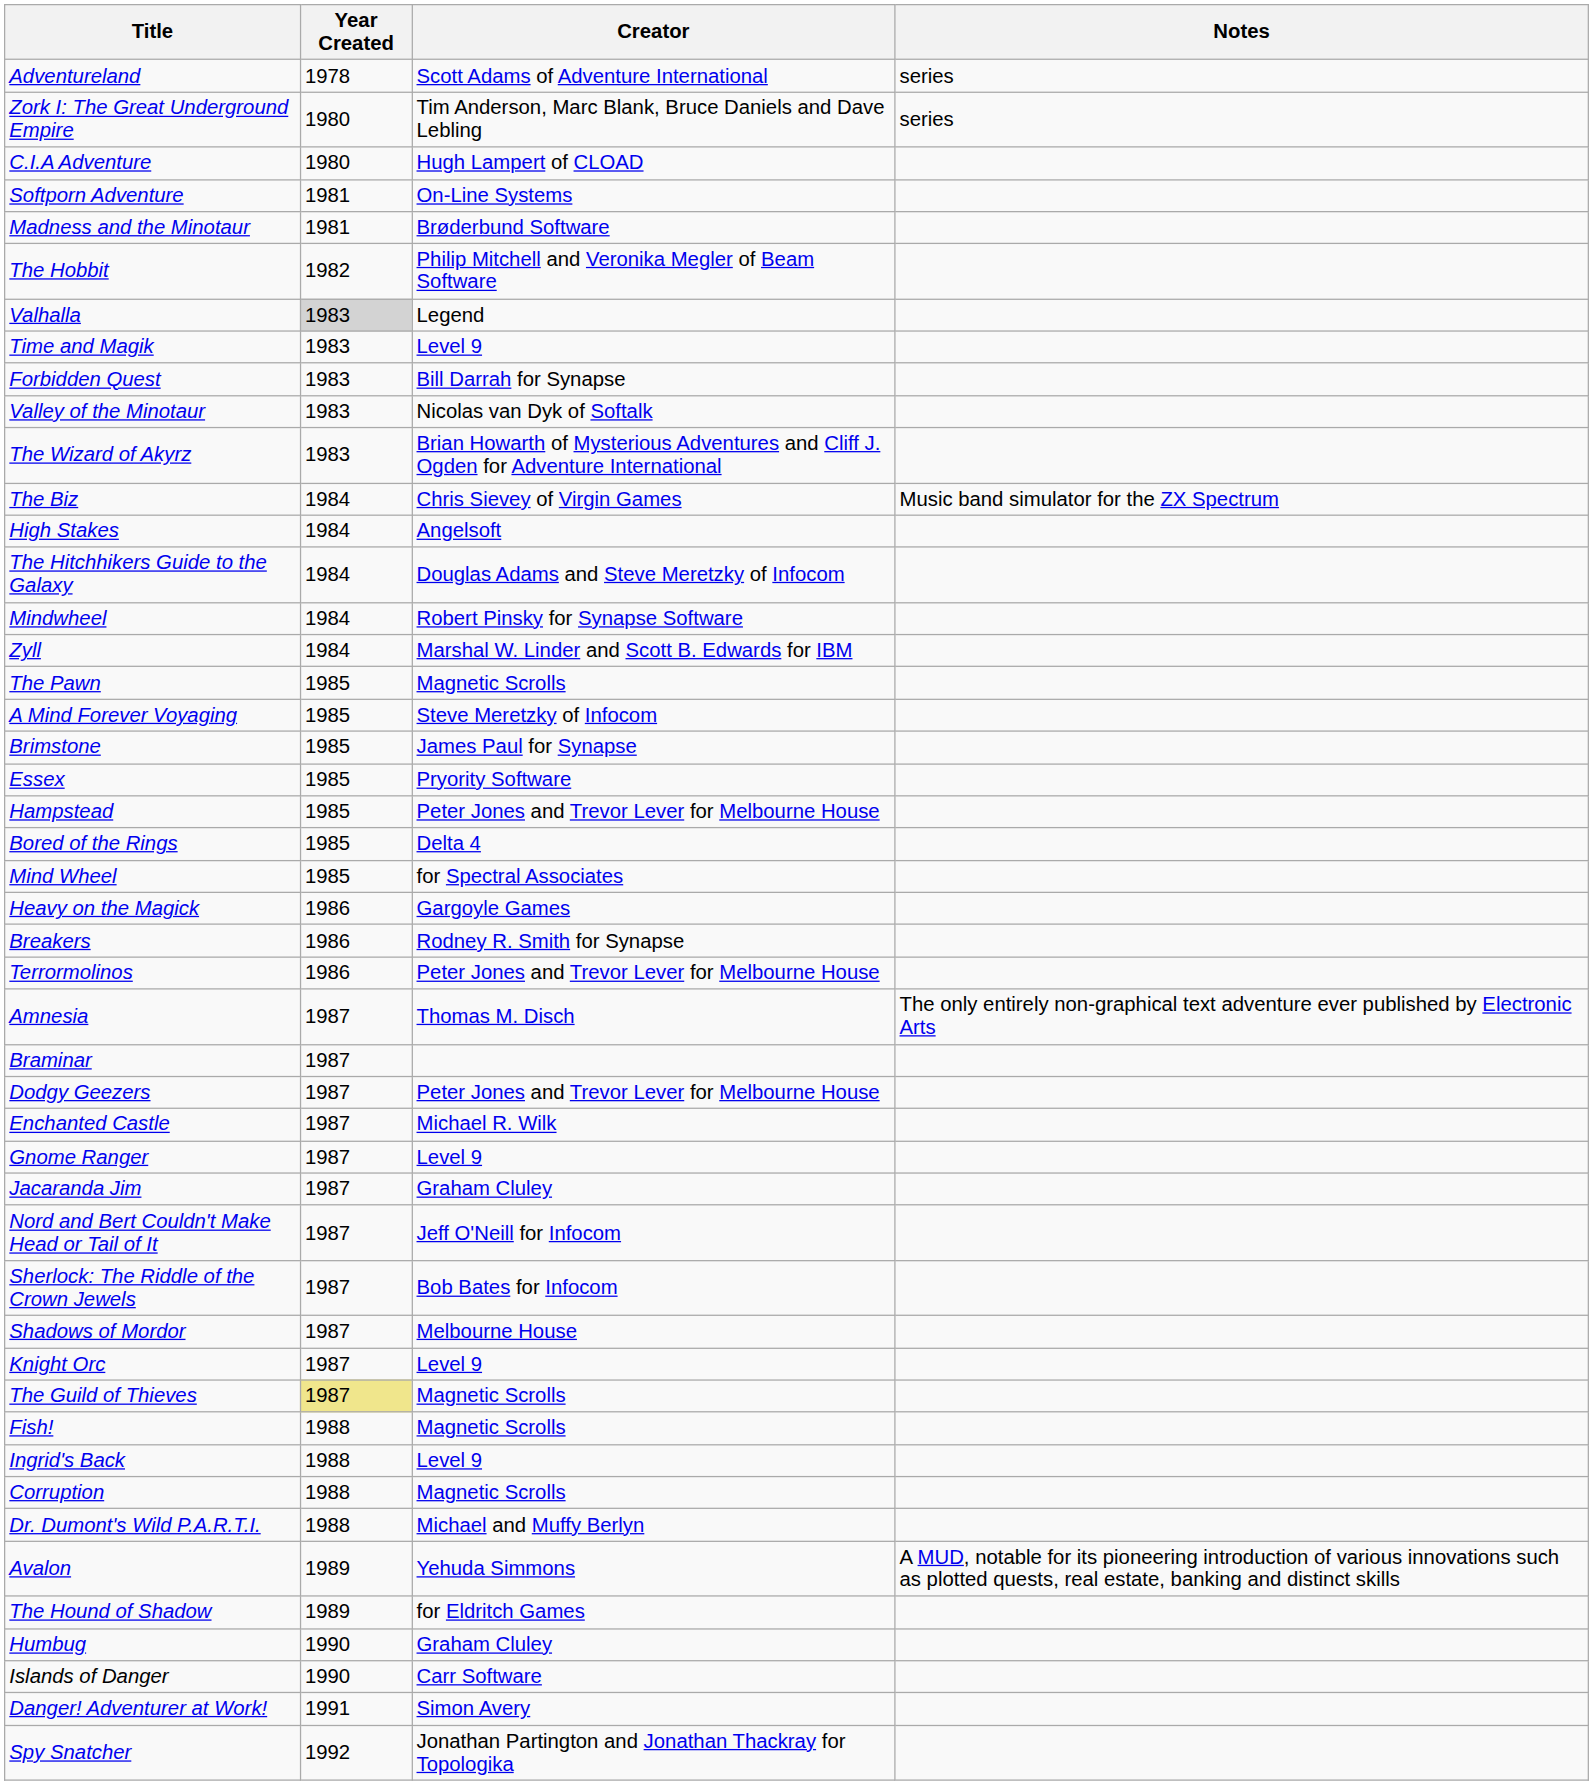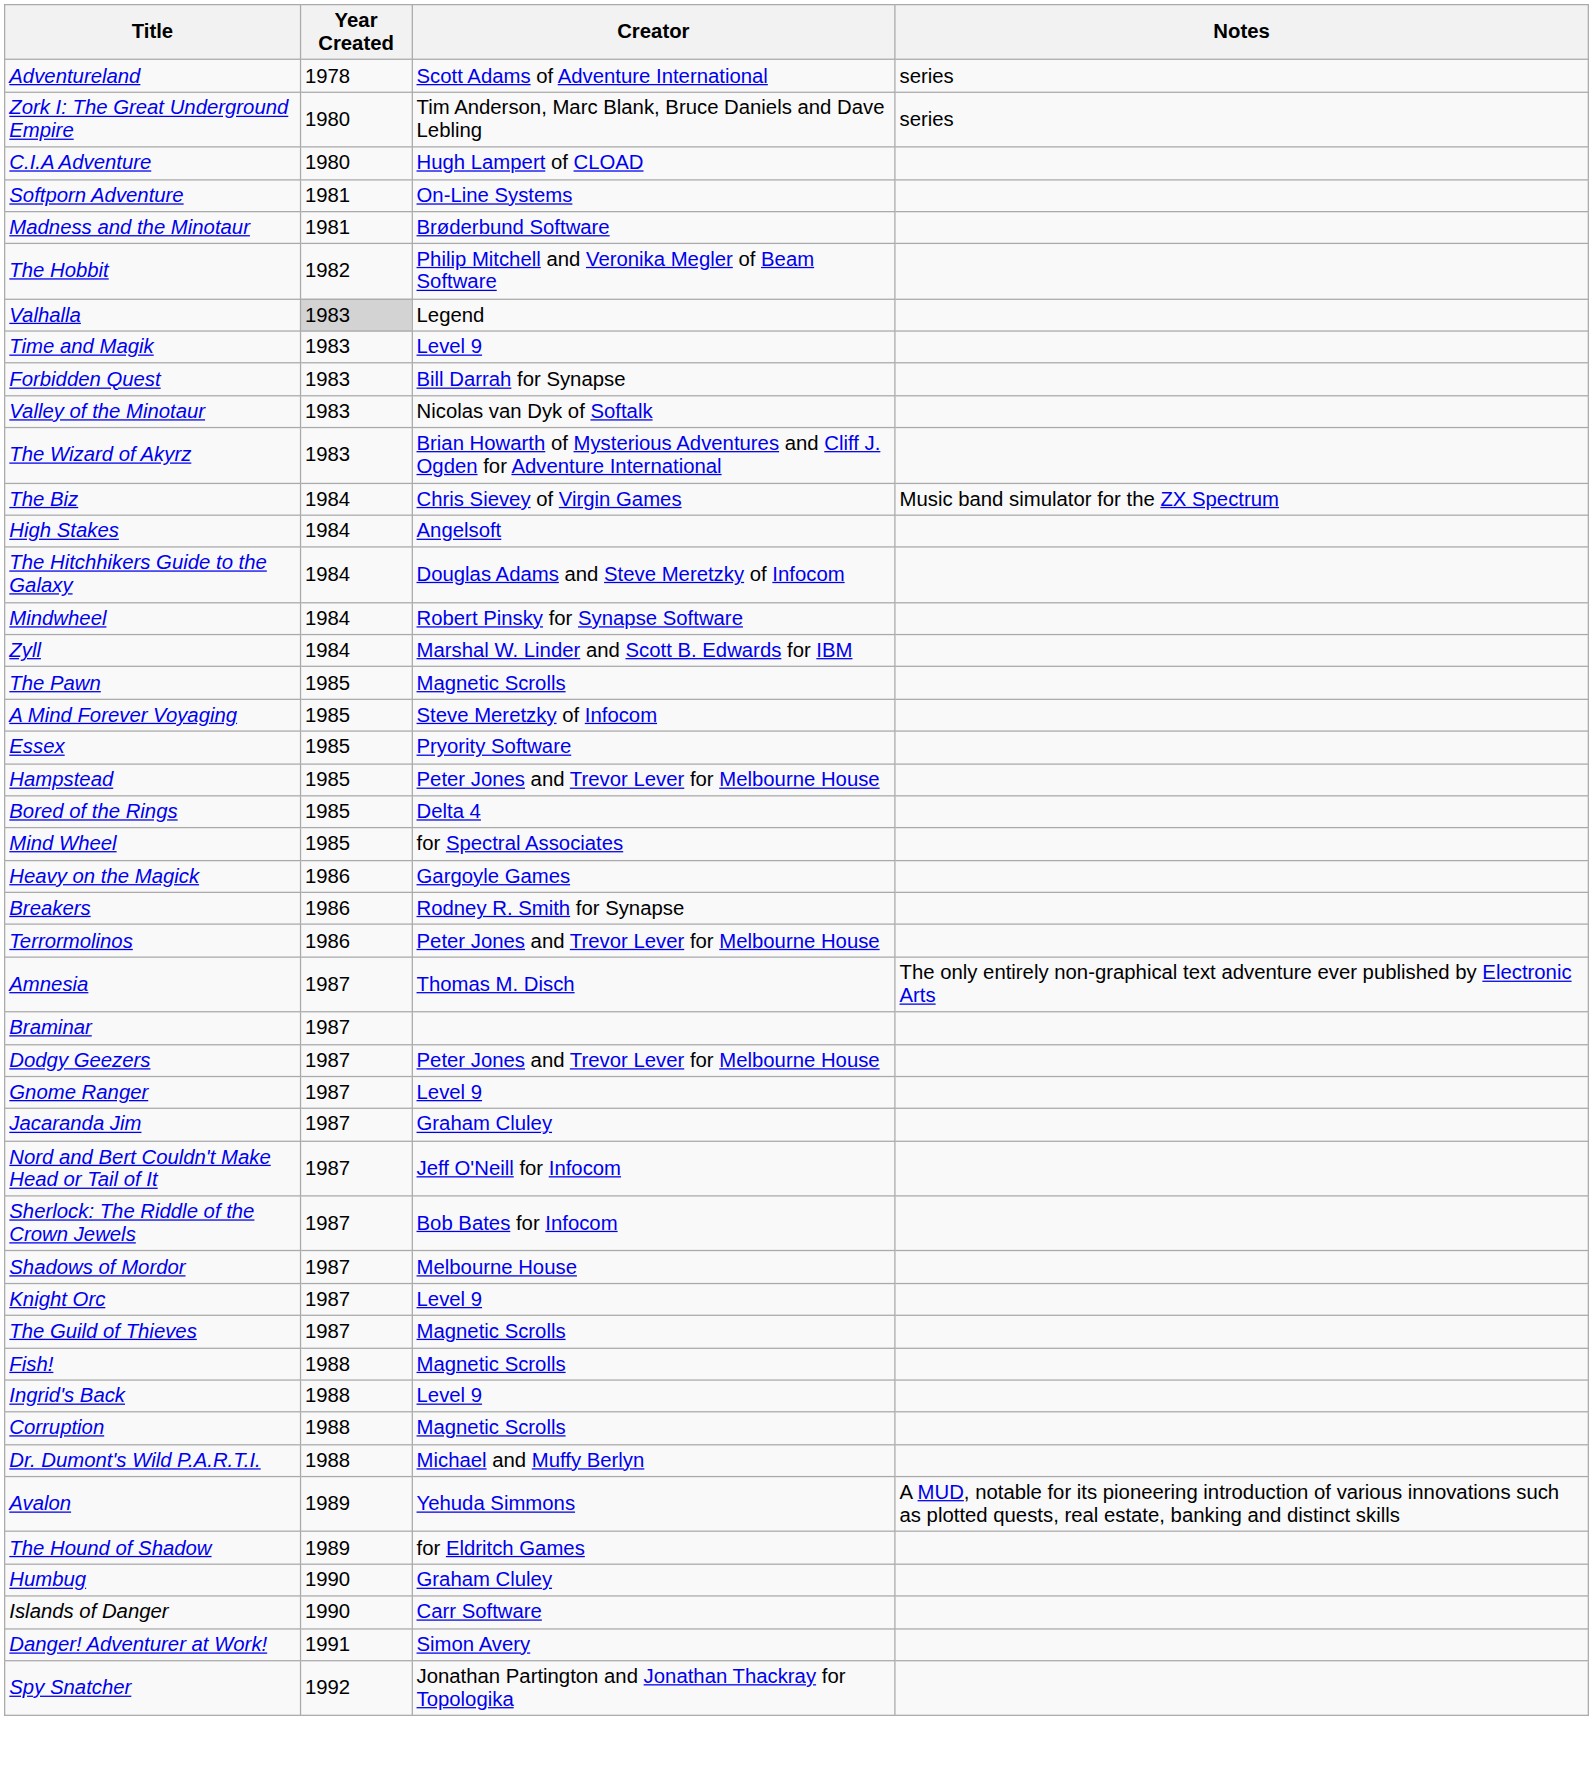- row: (55, 747)
- row: (90, 1124)
(328, 1395) khaki background -> (328, 1331) no background
